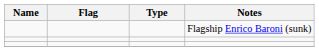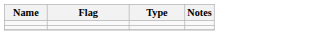- row: (26, 29)
